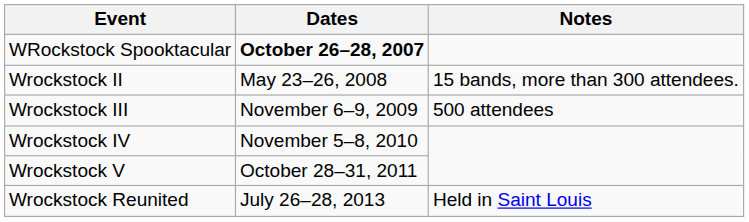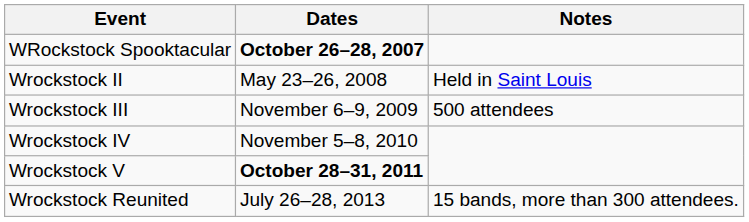(586, 79) 15 bands, more than 300 attendees. -> (512, 79) Held in Saint Louis
(329, 170) normal -> (332, 170) bold
(512, 200) Held in Saint Louis -> (586, 200) 15 bands, more than 300 attendees.
